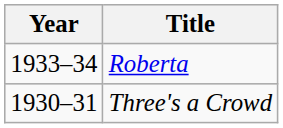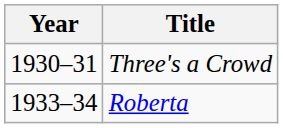rows swapped: (190, 102) <-> (149, 63)
